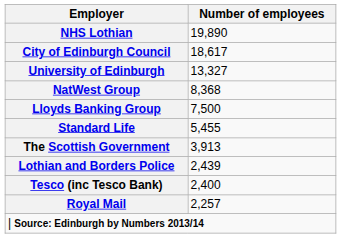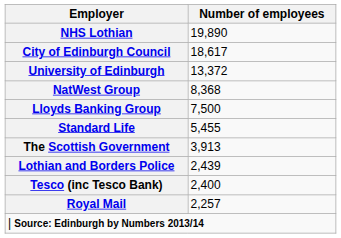(209, 71) 13,327 -> (209, 71) 13,372
